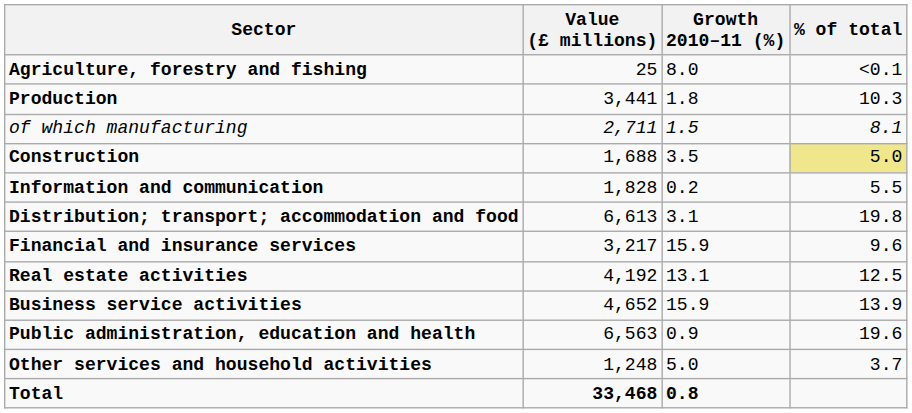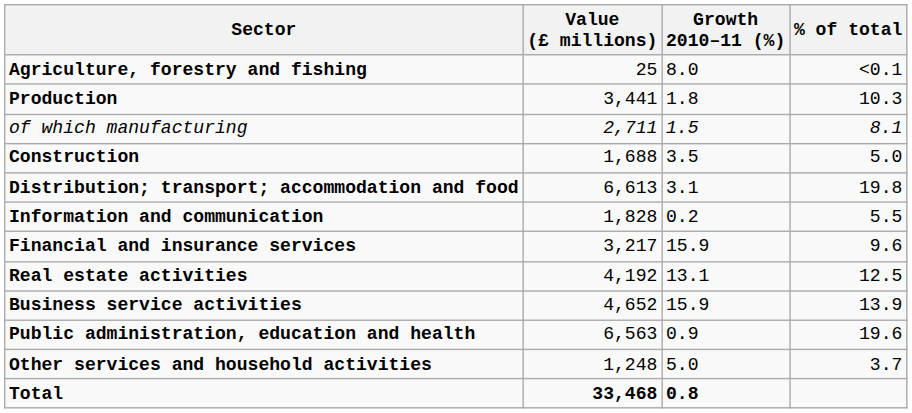(886, 158) khaki background -> (886, 158) no background
rows swapped: (264, 217) <-> (166, 188)
